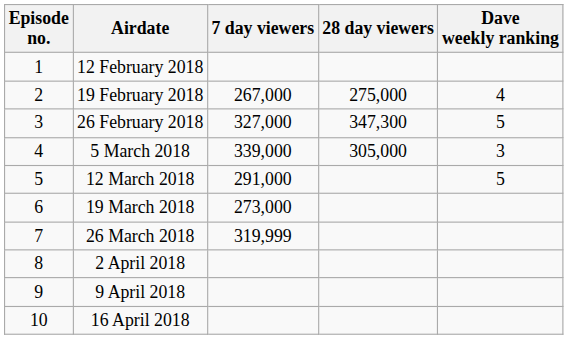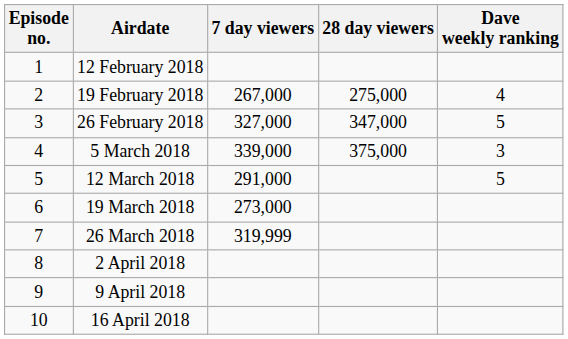(378, 123) 347,300 -> (378, 123) 347,000
(378, 151) 305,000 -> (378, 151) 375,000
